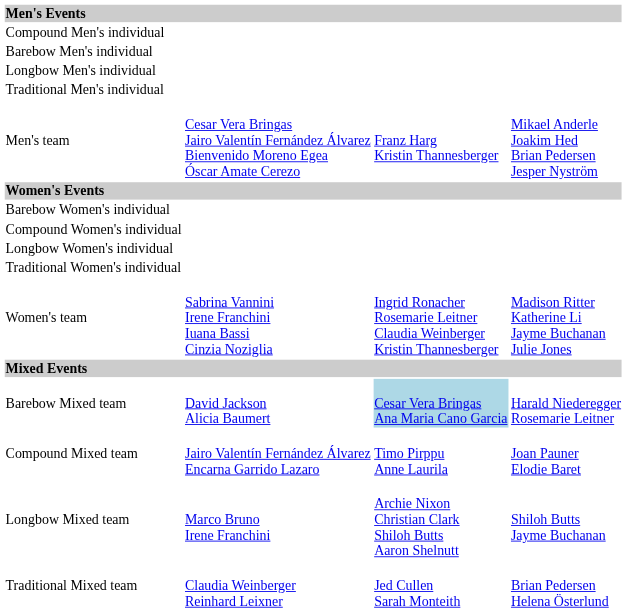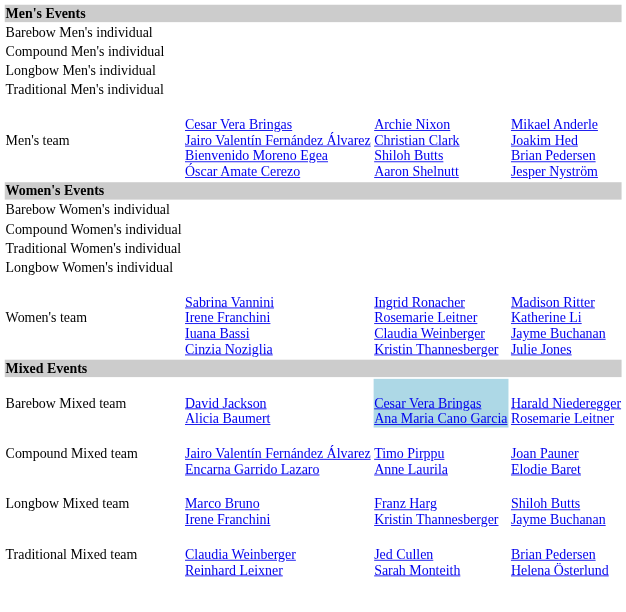rows swapped: (79, 51) <-> (85, 32)
(436, 148) Franz Harg Kristin Thannesberger -> (417, 148) Archie Nixon Christian Clark Shiloh Butts Aaron Shelnutt
rows swapped: (89, 248) <-> (93, 267)
(417, 527) Archie Nixon Christian Clark Shiloh Butts Aaron Shelnutt -> (436, 512) Franz Harg Kristin Thannesberger
